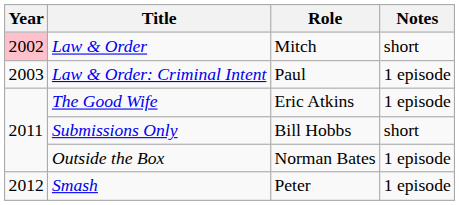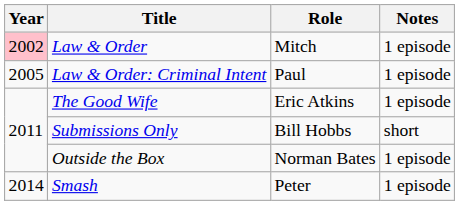(401, 46) short -> (417, 46) 1 episode
(26, 74) 2003 -> (26, 74) 2005
(26, 185) 2012 -> (26, 185) 2014
